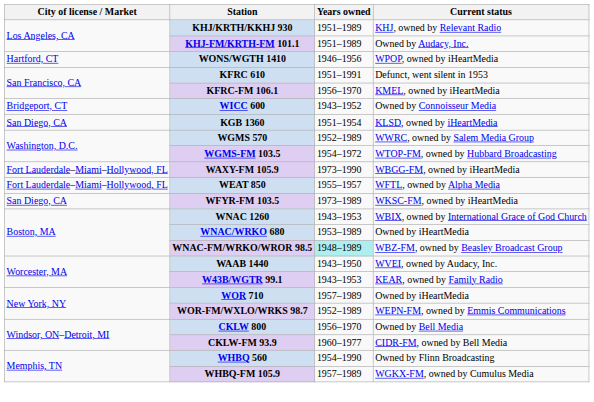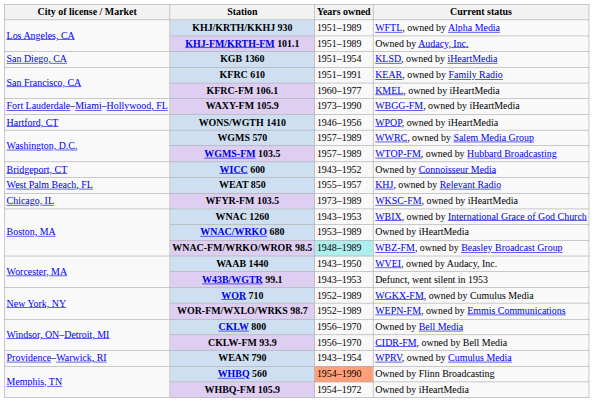(438, 28) KHJ, owned by Relevant Radio -> (438, 28) WFTL, owned by Alpha Media
rows swapped: (242, 122) <-> (242, 59)
(432, 75) Defunct, went silent in 1953 -> (439, 75) KEAR, owned by Family Radio
(339, 91) 1956–1970 -> (339, 91) 1960–1977
rows swapped: (242, 106) <-> (242, 169)
(339, 138) 1952–1989 -> (339, 138) 1957–1989
(339, 153) 1954–1972 -> (339, 153) 1957–1989
(87, 185) Fort Lauderdale–Miami–Hollywood, FL -> (50, 185) West Palm Beach, FL
(438, 185) WFTL, owned by Alpha Media -> (438, 185) KHJ, owned by Relevant Radio
(37, 201) San Diego, CA -> (30, 201) Chicago, IL
(439, 279) KEAR, owned by Family Radio -> (432, 279) Defunct, went silent in 1953
(339, 295) 1957–1989 -> (339, 295) 1952–1989
(422, 295) Owned by iHeartMedia -> (454, 295) WGKX-FM, owned by Cumulus Media
(339, 342) 1960–1977 -> (339, 342) 1956–1970
+ row: (242, 358)
(339, 358) no background -> (339, 374) lightsalmon background
(339, 374) 1957–1989 -> (339, 389) 1954–1972
(454, 374) WGKX-FM, owned by Cumulus Media -> (422, 389) Owned by iHeartMedia
